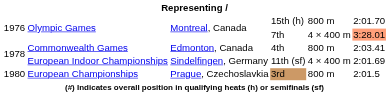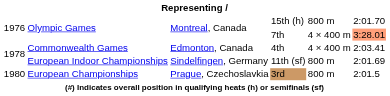(321, 48) 800 m -> (329, 48) 4 × 400 m
(329, 61) 4 × 400 m -> (321, 61) 800 m
